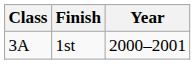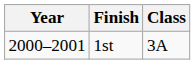columns swapped: (147, 18) <-> (28, 18)
